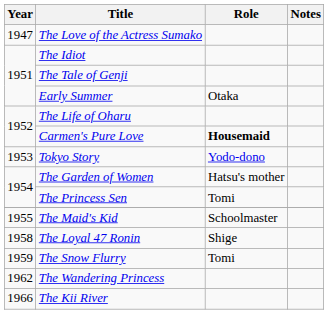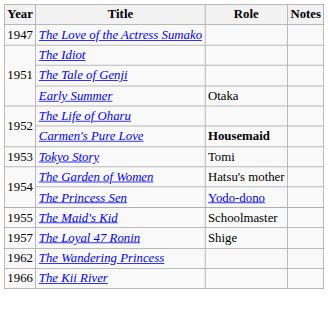(236, 156) Yodo-dono -> (221, 156) Tomi
(221, 197) Tomi -> (236, 197) Yodo-dono
(20, 237) 1958 -> (20, 237) 1957
- row: (82, 258)
